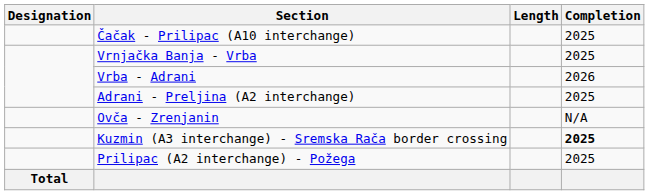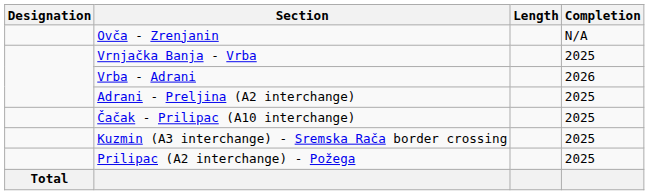rows swapped: (226, 35) <-> (158, 118)
(580, 138) bold -> (580, 138) normal
